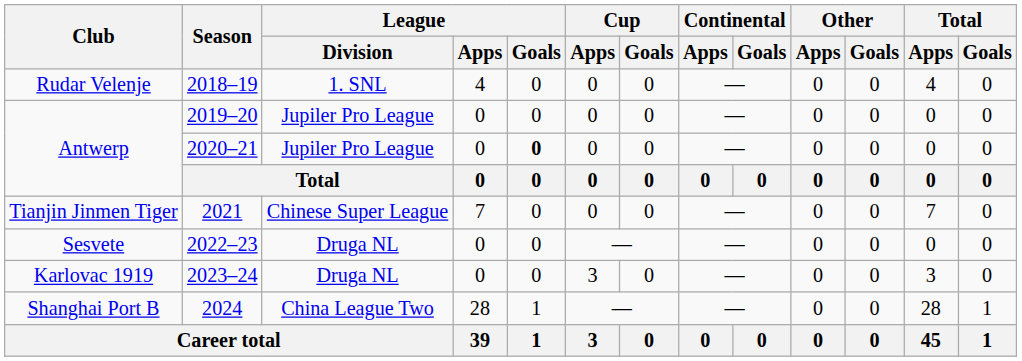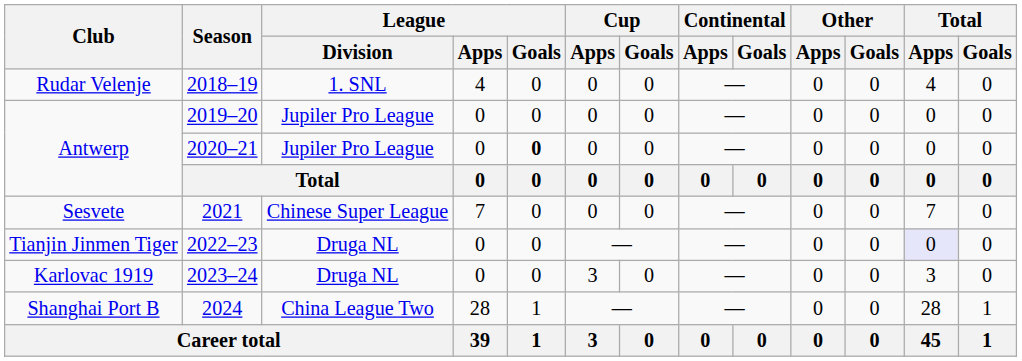(93, 212) Tianjin Jinmen Tiger -> (93, 212) Sesvete
(93, 244) Sesvete -> (93, 244) Tianjin Jinmen Tiger
(931, 244) no background -> (931, 244) lavender background
